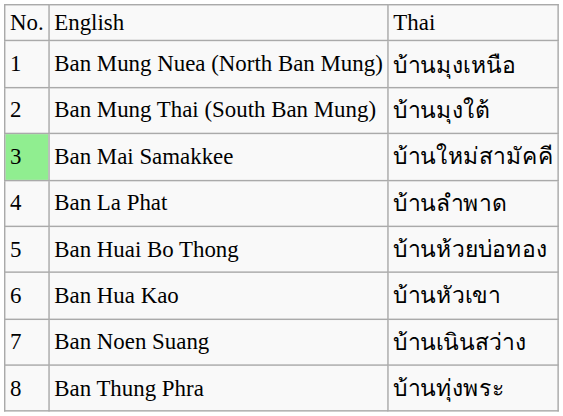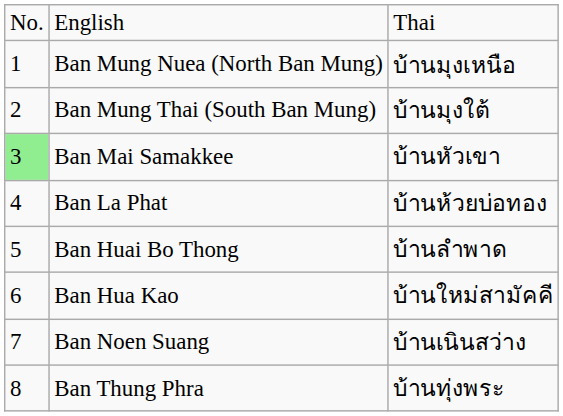(473, 157) บ้านใหม่สามัคคี -> (447, 157) บ้านหัวเขา
(450, 203) บ้านลำพาด -> (471, 203) บ้านห้วยบ่อทอง
(471, 249) บ้านห้วยบ่อทอง -> (450, 249) บ้านลำพาด
(447, 296) บ้านหัวเขา -> (473, 296) บ้านใหม่สามัคคี
